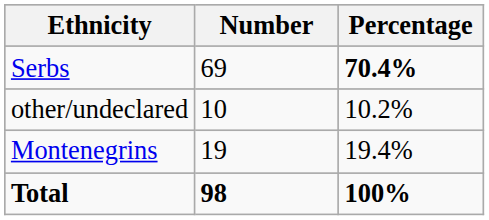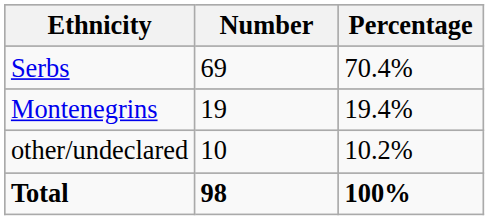(381, 67) bold -> (379, 67) normal
rows swapped: (84, 151) <-> (100, 109)
